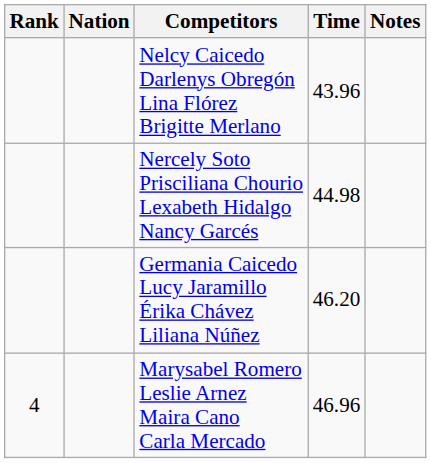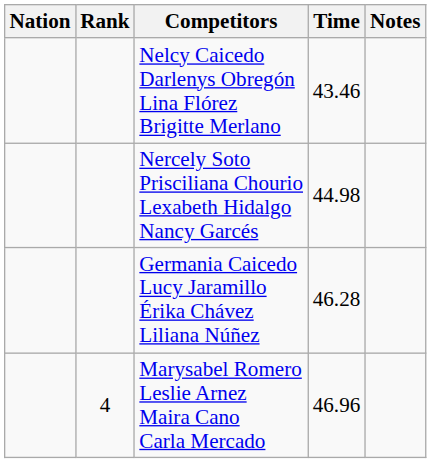columns swapped: (34, 21) <-> (99, 21)
(336, 90) 43.96 -> (336, 90) 43.46
(336, 299) 46.20 -> (336, 299) 46.28
